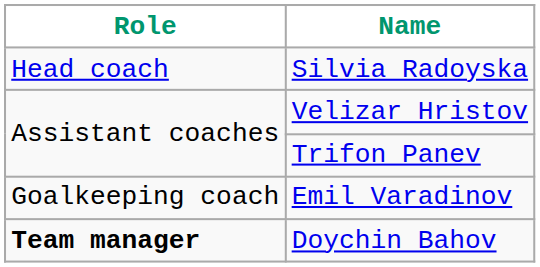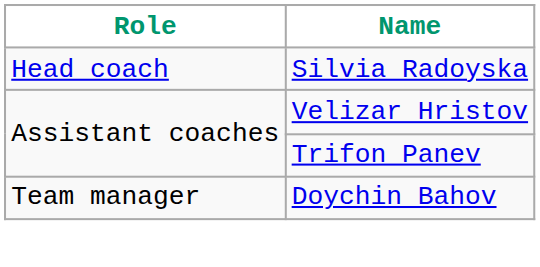- row: (402, 198)
(106, 240) bold -> (106, 198) normal
